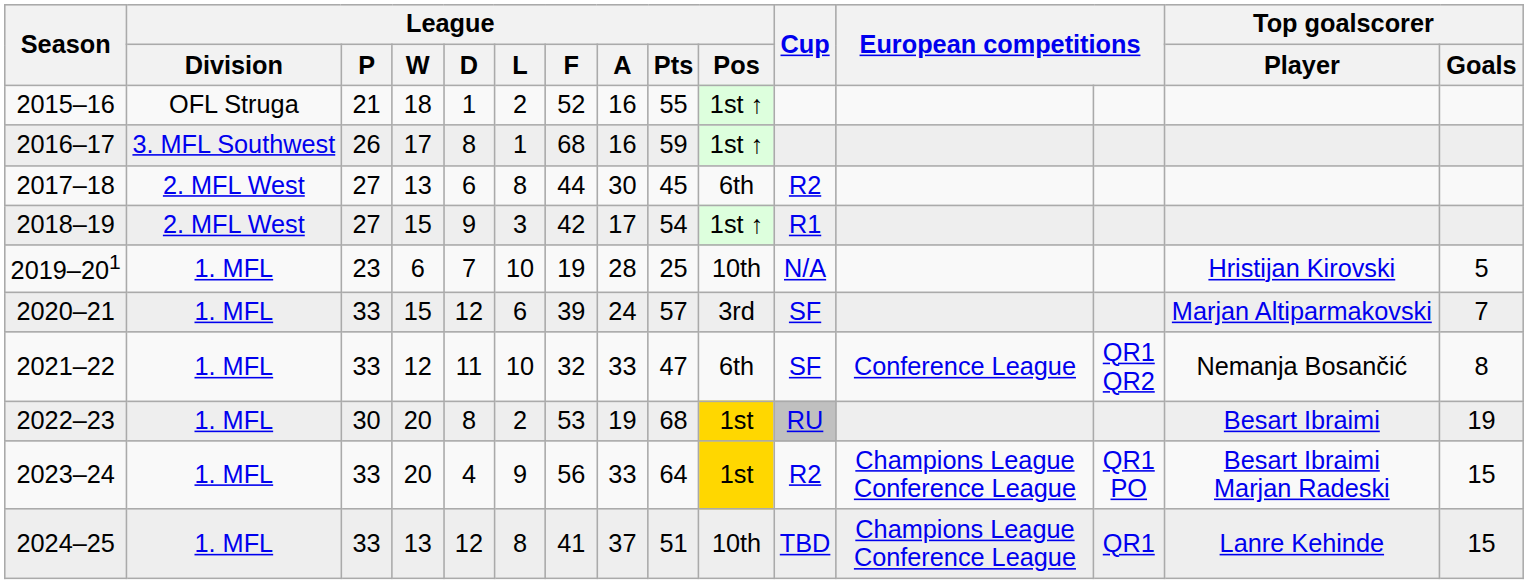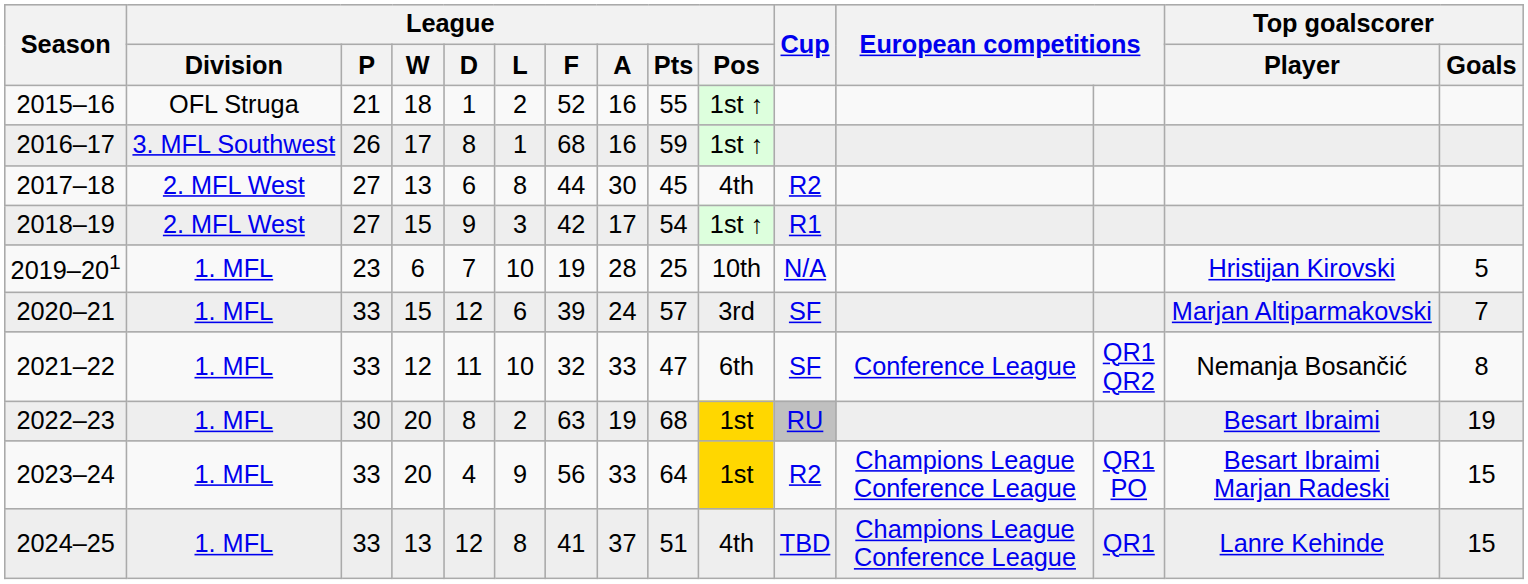(737, 184) 6th -> (737, 184) 4th
(571, 420) 53 -> (571, 420) 63
(737, 543) 10th -> (737, 543) 4th
